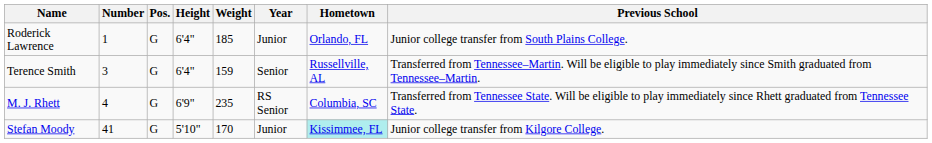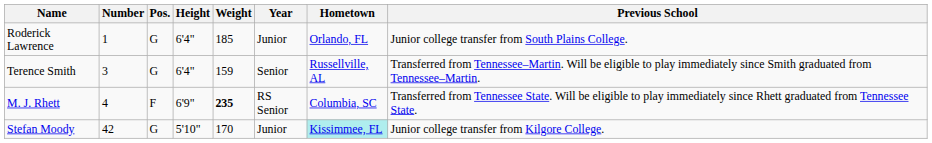(154, 103) G -> (153, 103) F
(224, 103) normal -> (224, 103) bold
(108, 128) 41 -> (108, 128) 42
